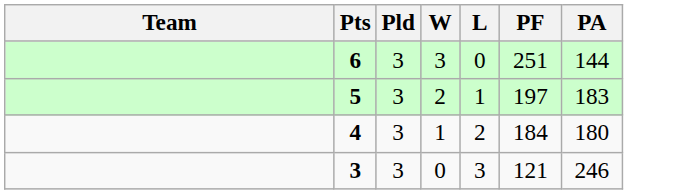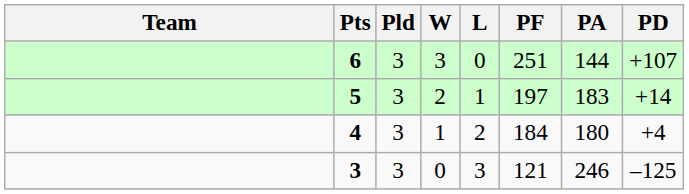+ column: (653, 22)
